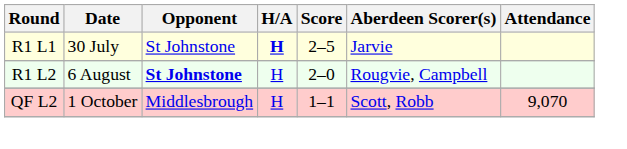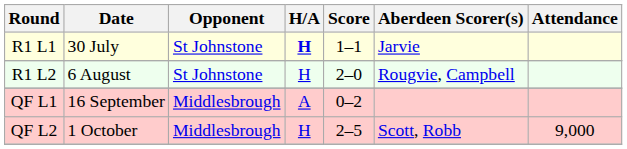(322, 46) 2–5 -> (349, 46) 1–1
(194, 74) bold -> (218, 74) normal
+ row: (34, 102)
(322, 102) 1–1 -> (349, 130) 2–5
(547, 102) 9,070 -> (575, 130) 9,000
